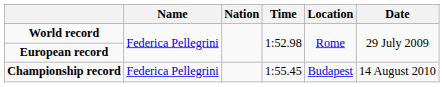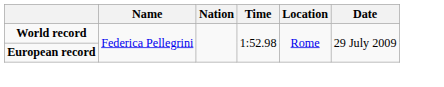- row: (64, 71)
